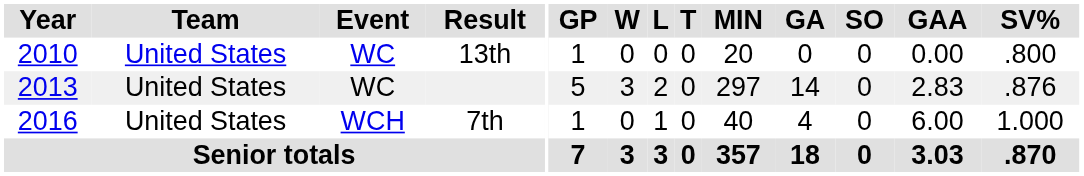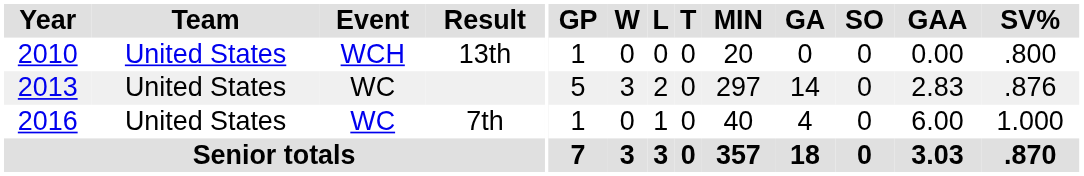(373, 54) WC -> (373, 54) WCH
(373, 121) WCH -> (373, 121) WC
